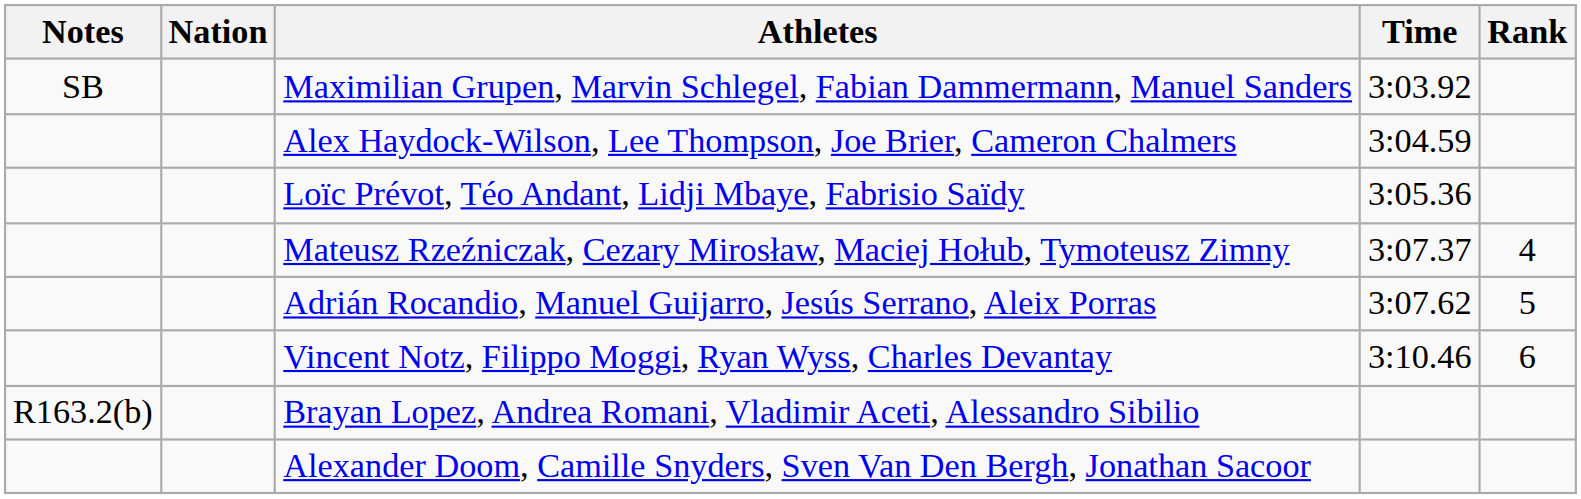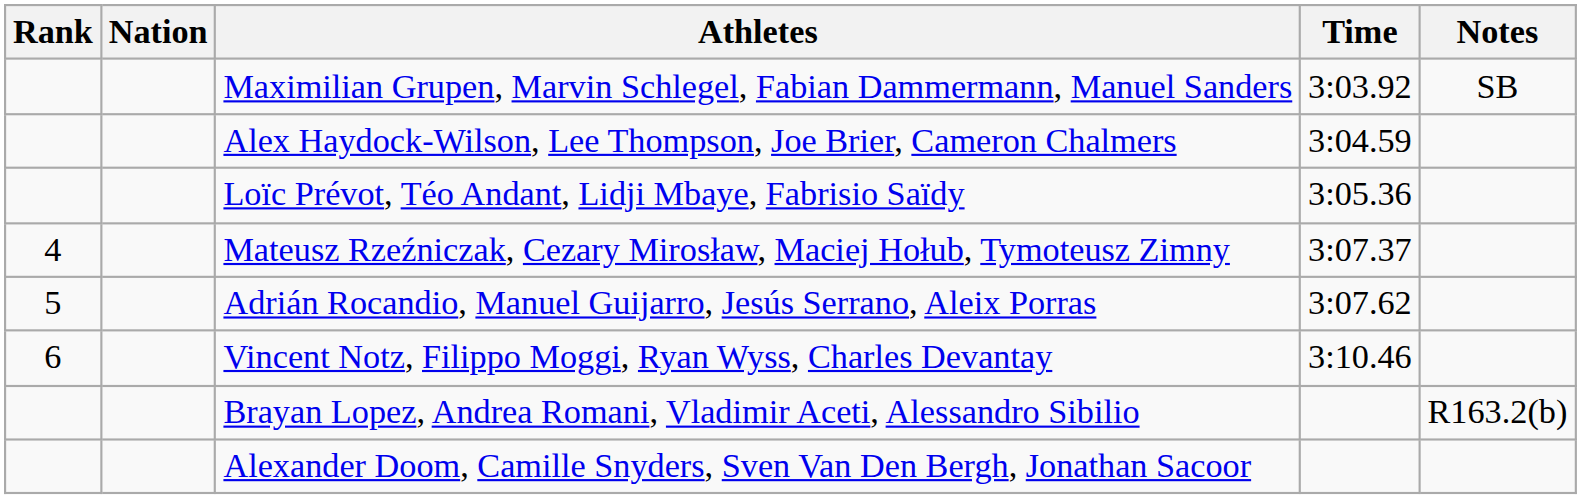columns swapped: (1527, 31) <-> (83, 31)
